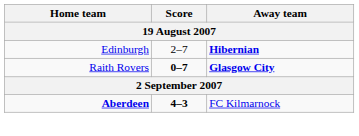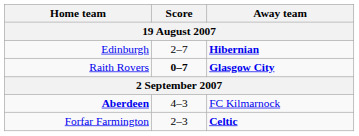(179, 103) bold -> (179, 103) normal
+ row: (107, 121)
